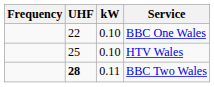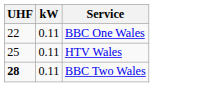- column: (35, 14)
(110, 33) 0.10 -> (49, 33) 0.11
(110, 52) 0.10 -> (49, 52) 0.11
